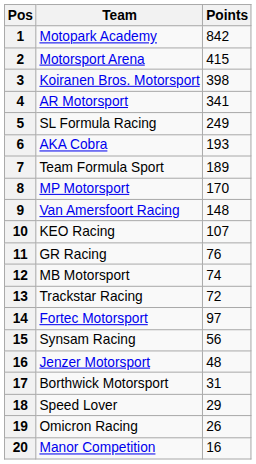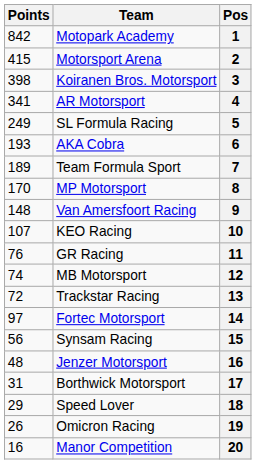columns swapped: (20, 15) <-> (227, 15)
